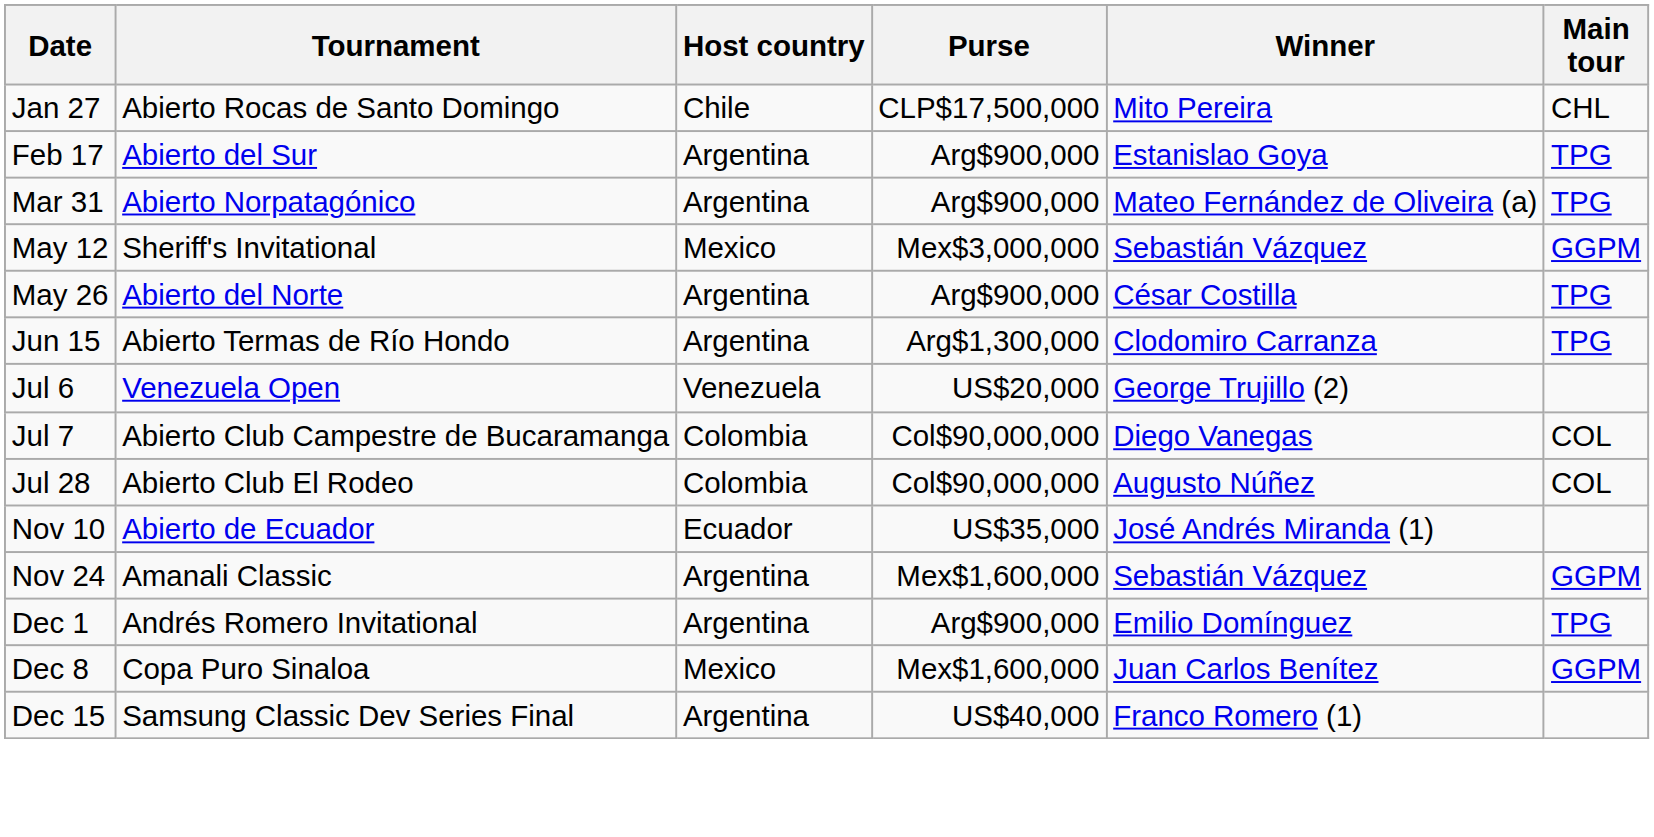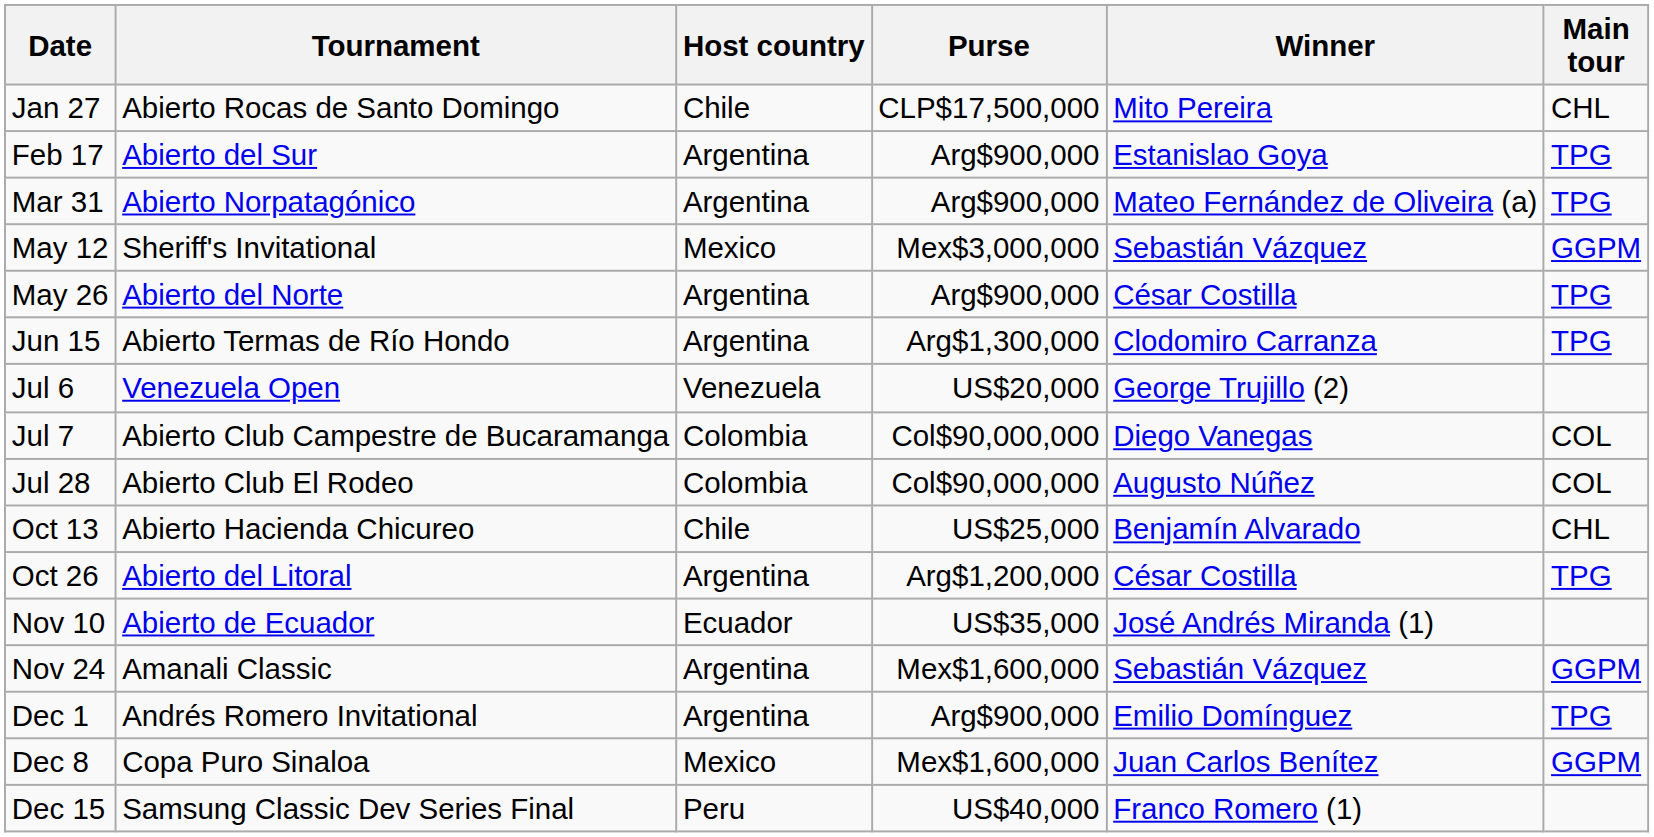+ row: (55, 528)
+ row: (55, 575)
(746, 715) Argentina -> (714, 808) Peru
